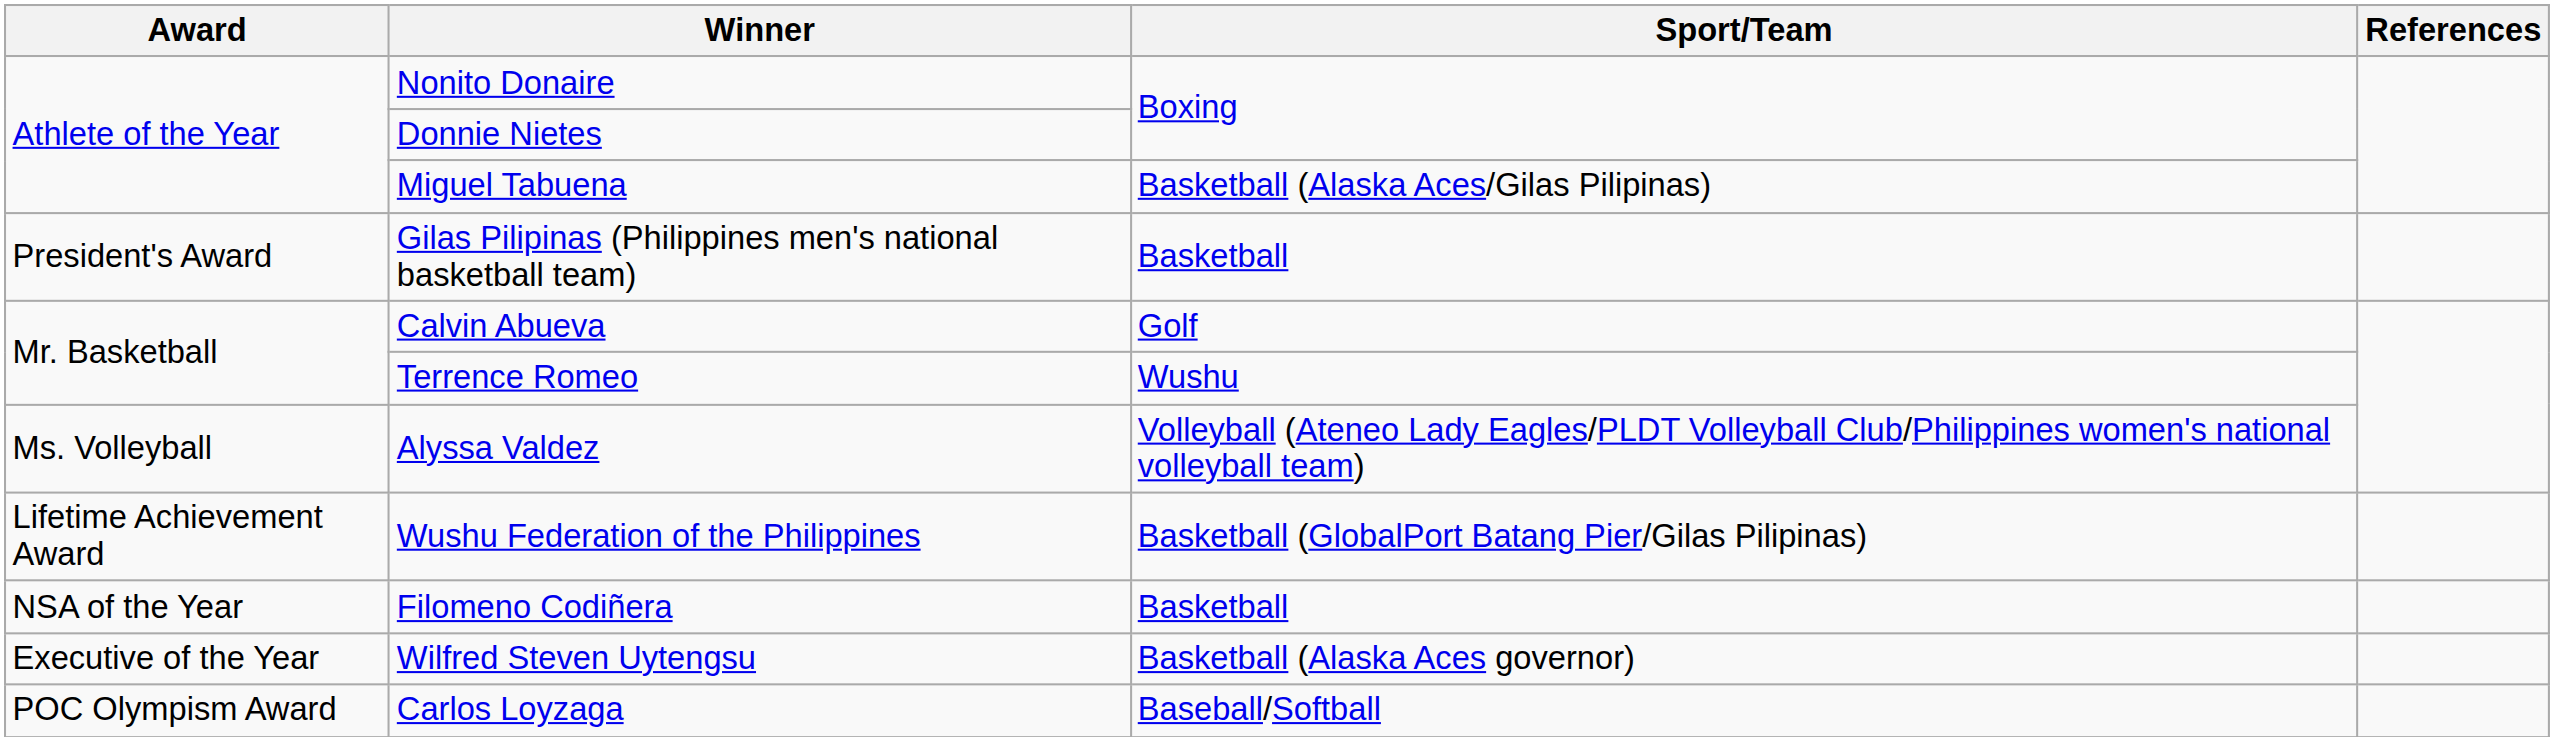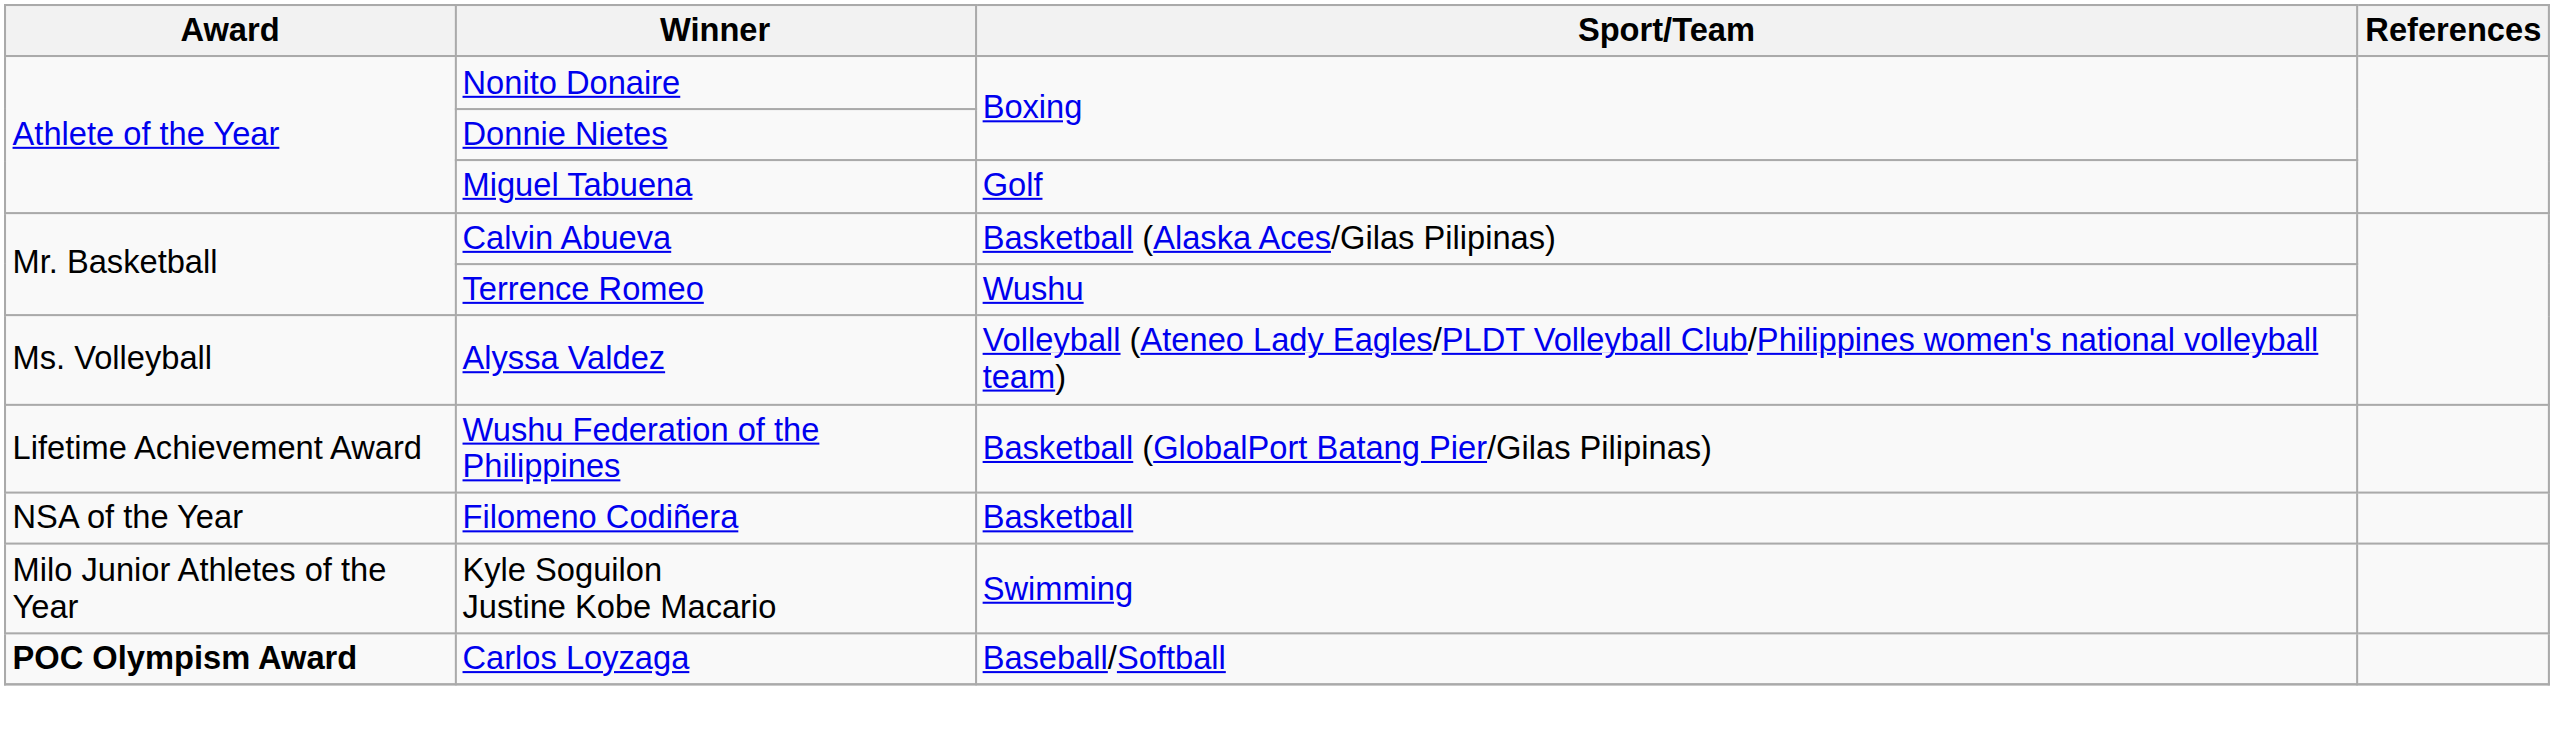(1424, 185) Basketball (Alaska Aces/Gilas Pilipinas) -> (1013, 185) Golf
- row: (697, 255)
(1168, 325) Golf -> (1269, 237) Basketball (Alaska Aces/Gilas Pilipinas)
- row: (576, 658)
+ row: (619, 588)
(175, 709) normal -> (185, 658) bold
